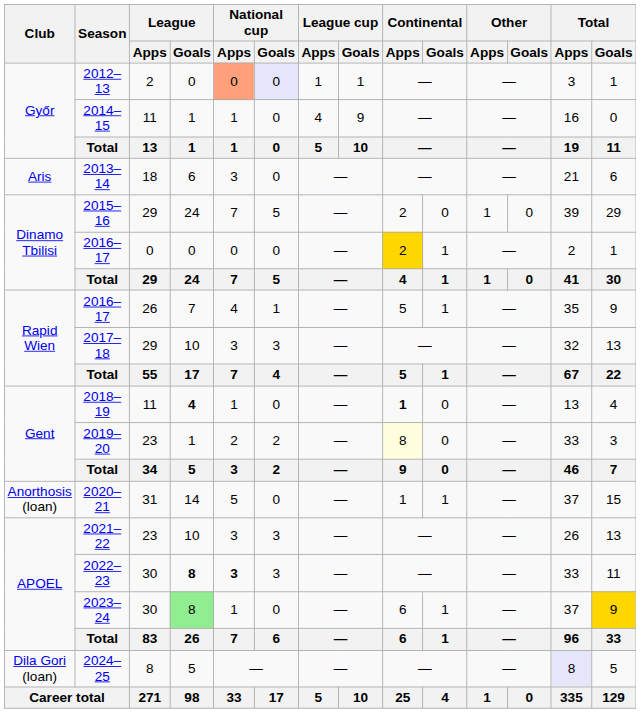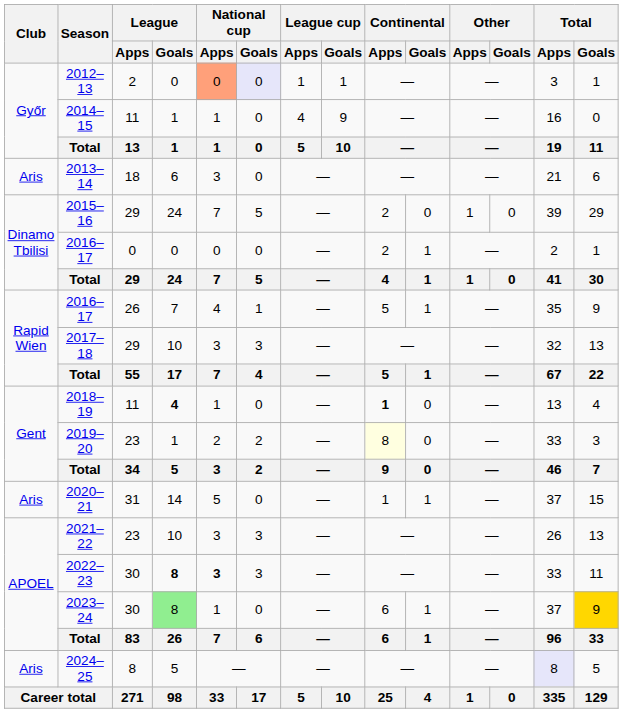(403, 250) gold background -> (385, 250) no background
(40, 499) Anorthosis (loan) -> (31, 499) Aris
(40, 668) Dila Gori (loan) -> (31, 668) Aris
